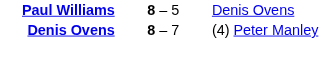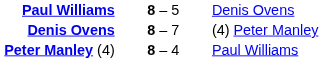+ row: (59, 50)
